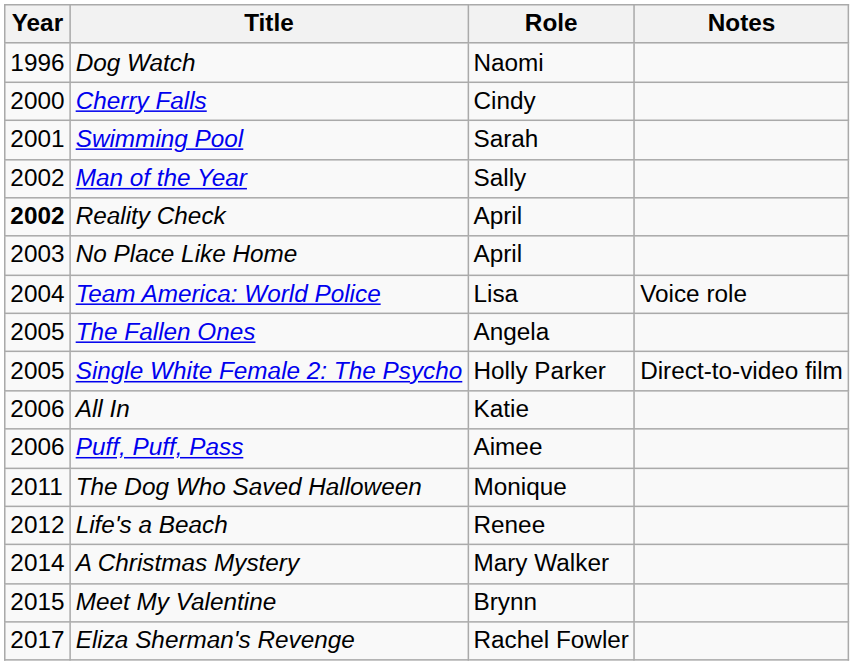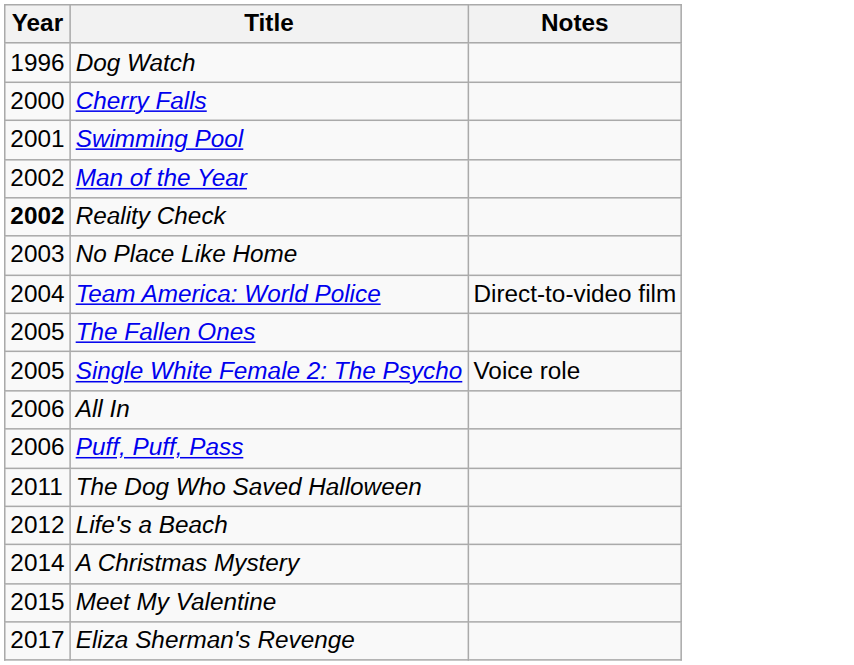- column: (551, 23)
(694, 293) Voice role -> (575, 293) Direct-to-video film
(741, 370) Direct-to-video film -> (527, 370) Voice role
